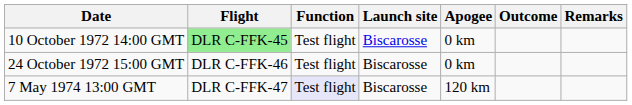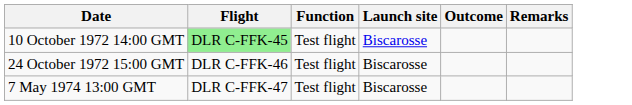- column: (468, 16)
(325, 87) lavender background -> (325, 87) no background
